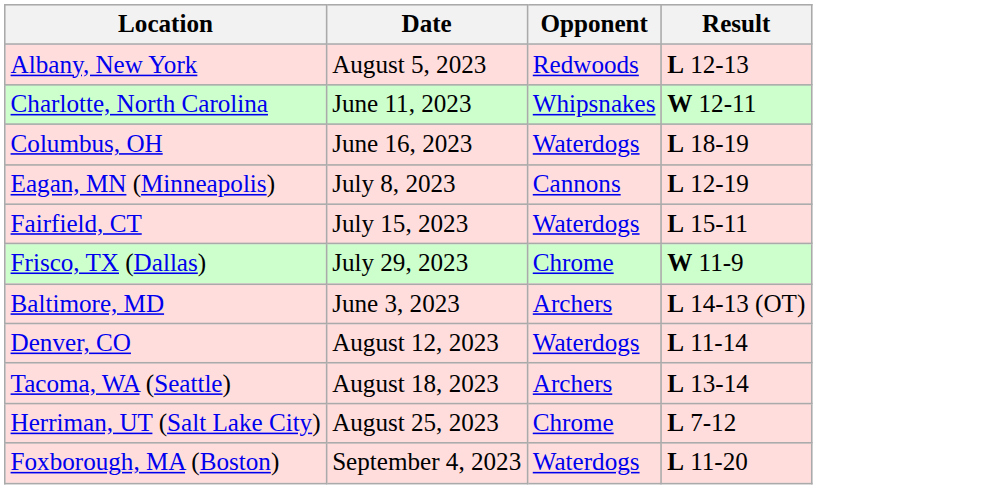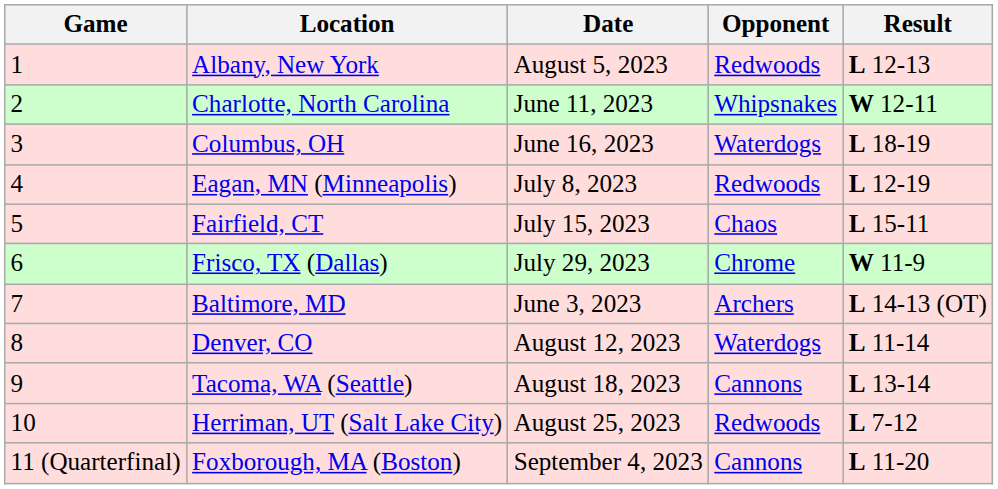+ column: (96, 24)
(577, 183) Cannons -> (767, 183) Redwoods
(586, 223) Waterdogs -> (746, 223) Chaos
(573, 382) Archers -> (758, 382) Cannons
(573, 422) Chrome -> (767, 422) Redwoods
(586, 462) Waterdogs -> (758, 462) Cannons
